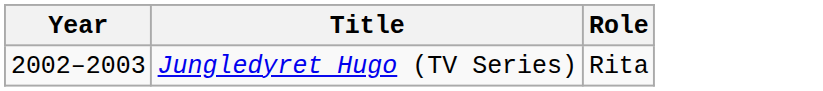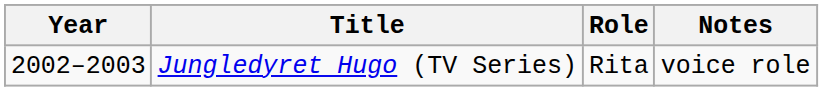+ column: (736, 25)
